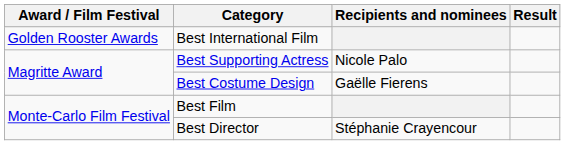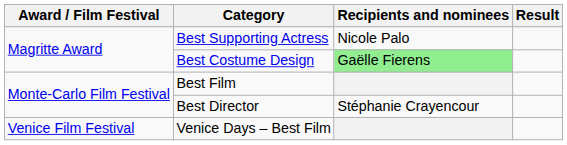- row: (247, 38)
(381, 83) no background -> (384, 60) lightgreen background
+ row: (254, 128)
